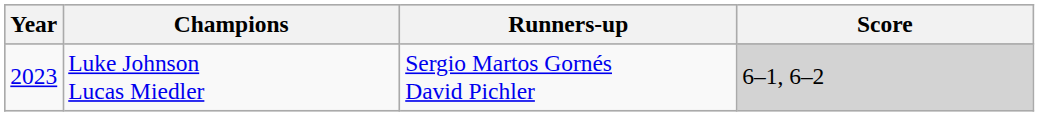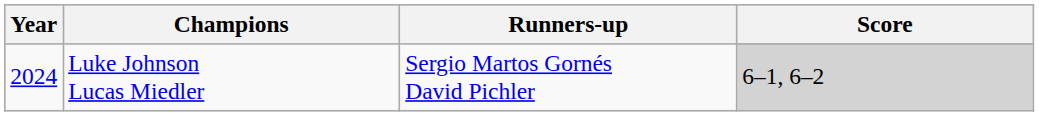(34, 76) 2023 -> (34, 76) 2024
